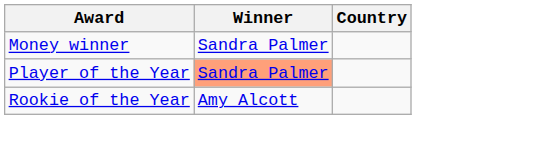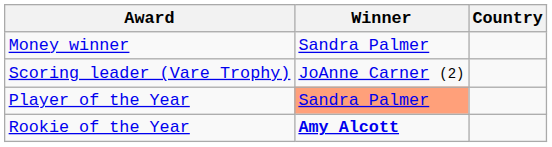+ row: (150, 73)
(248, 100) normal -> (349, 128) bold
